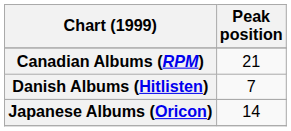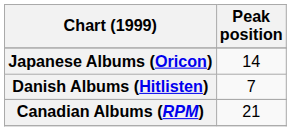rows swapped: (110, 61) <-> (110, 112)
